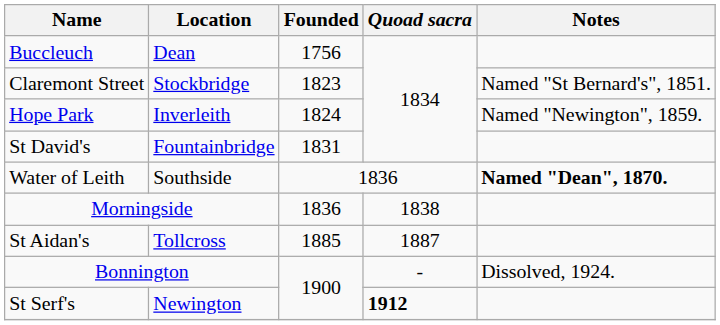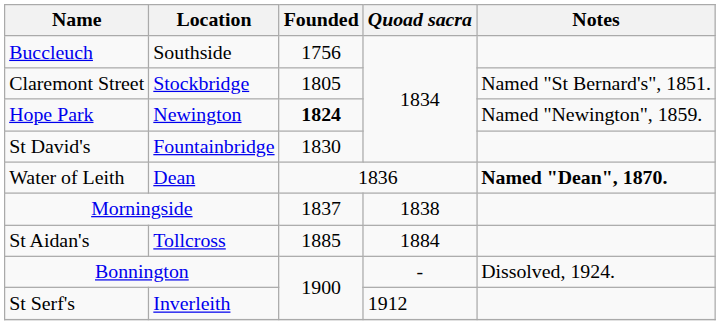(174, 51) Dean -> (192, 51) Southside
(321, 83) 1823 -> (321, 83) 1805
(192, 114) Inverleith -> (197, 114) Newington
(321, 114) normal -> (321, 114) bold
(321, 146) 1831 -> (321, 146) 1830
(192, 177) Southside -> (174, 177) Dean
(321, 209) 1836 -> (321, 209) 1837
(420, 240) 1887 -> (420, 240) 1884
(197, 303) Newington -> (192, 303) Inverleith
(388, 303) bold -> (388, 303) normal
